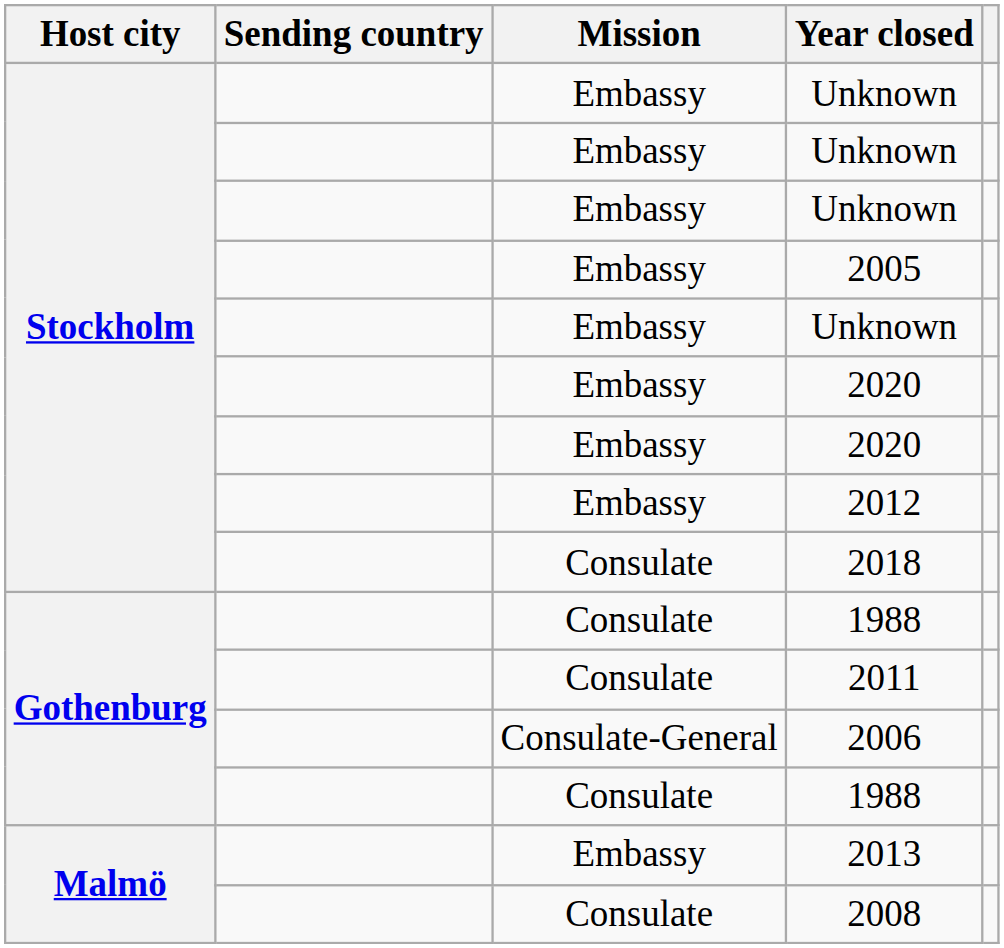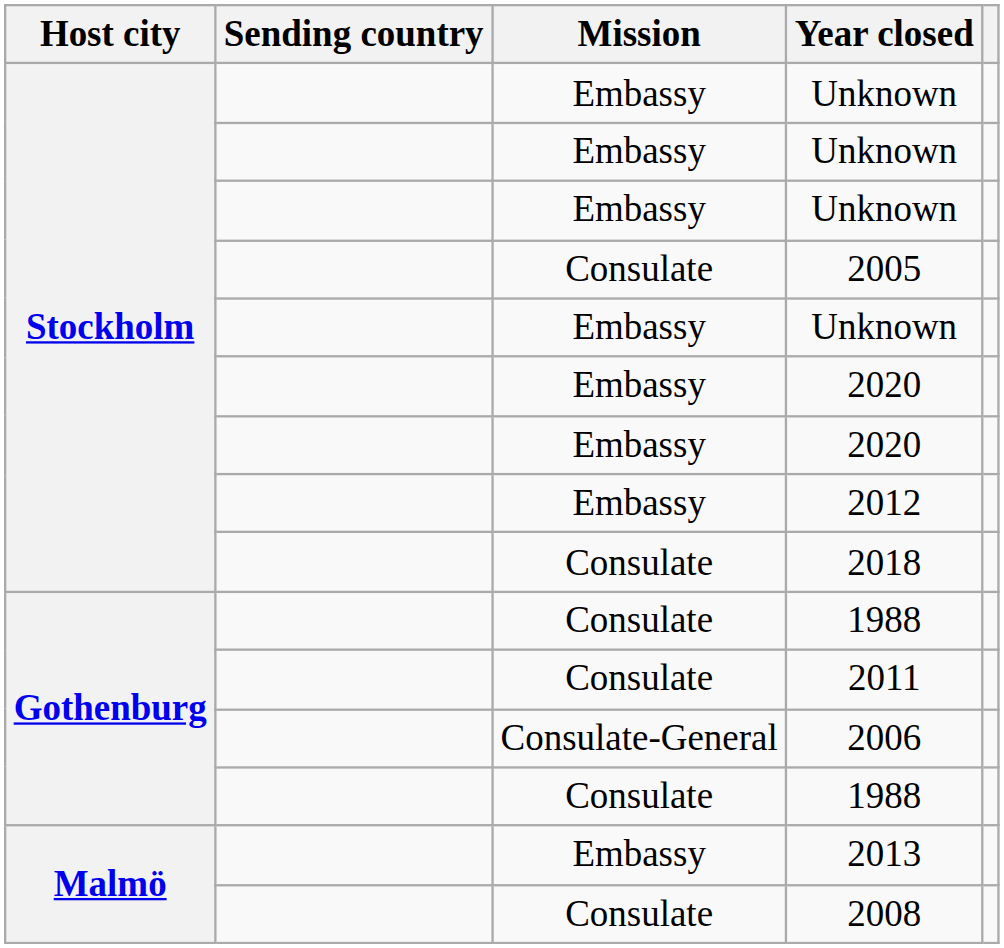(639, 268) Embassy -> (639, 268) Consulate
